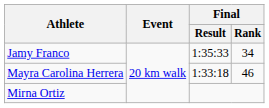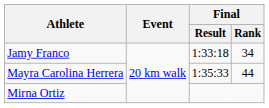(210, 53) 1:35:33 -> (210, 53) 1:33:18
(210, 73) 1:33:18 -> (210, 73) 1:35:33
(248, 73) 46 -> (248, 73) 44
